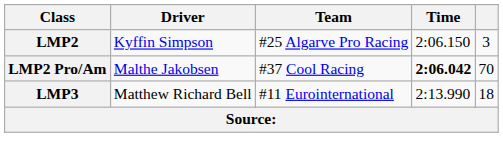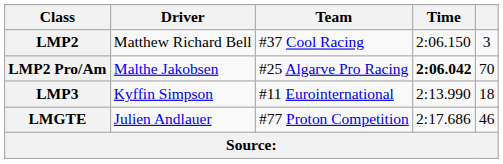(163, 42) Kyffin Simpson -> (183, 42) Matthew Richard Bell
(334, 42) #25 Algarve Pro Racing -> (311, 42) #37 Cool Racing
(311, 68) #37 Cool Racing -> (334, 68) #25 Algarve Pro Racing
(183, 93) Matthew Richard Bell -> (163, 93) Kyffin Simpson
+ row: (57, 119)
